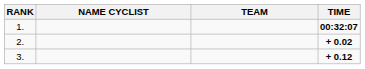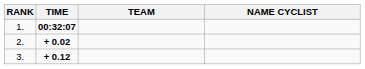columns swapped: (113, 12) <-> (339, 12)
